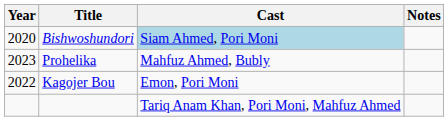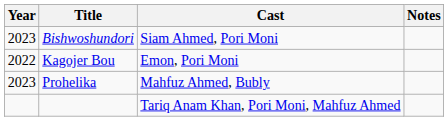(22, 37) 2020 -> (22, 37) 2023
(209, 37) lightblue background -> (209, 37) no background
rows swapped: (79, 82) <-> (69, 60)
